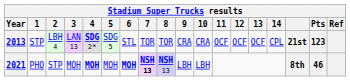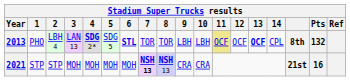(37, 42) STP -> (37, 42) PHO
(129, 42) normal -> (129, 42) bold
(184, 42) CRA -> (184, 42) LBH
(203, 42) CRA -> (203, 42) LBH
(221, 42) no background -> (221, 42) khaki background
(258, 42) normal -> (258, 42) bold
(297, 42) 21st -> (297, 42) 8th
(318, 42) 123 -> (318, 42) 132
(37, 65) PHO -> (37, 65) STP
(92, 65) bold -> (92, 65) normal
(129, 65) bold -> (129, 65) normal
(184, 65) LBH -> (184, 65) CRA
(203, 65) LBH -> (203, 65) CRA
(297, 65) 8th -> (297, 65) 21st
(318, 65) 46 -> (318, 65) 16
